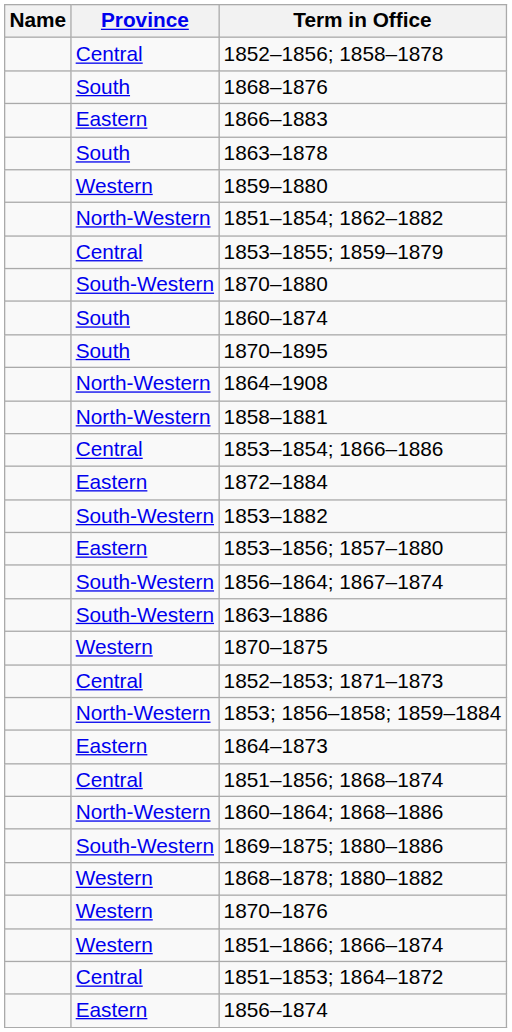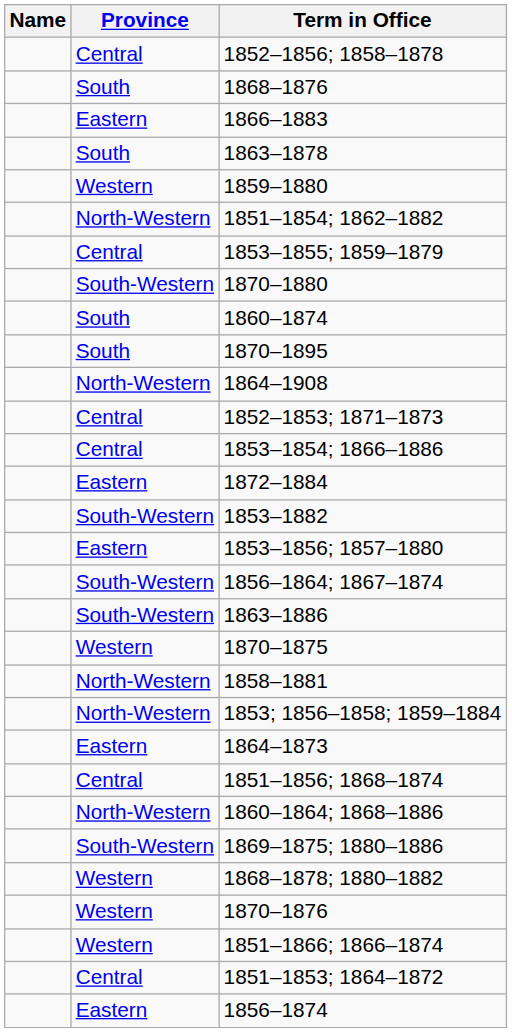rows swapped: (276, 416) <-> (334, 680)
